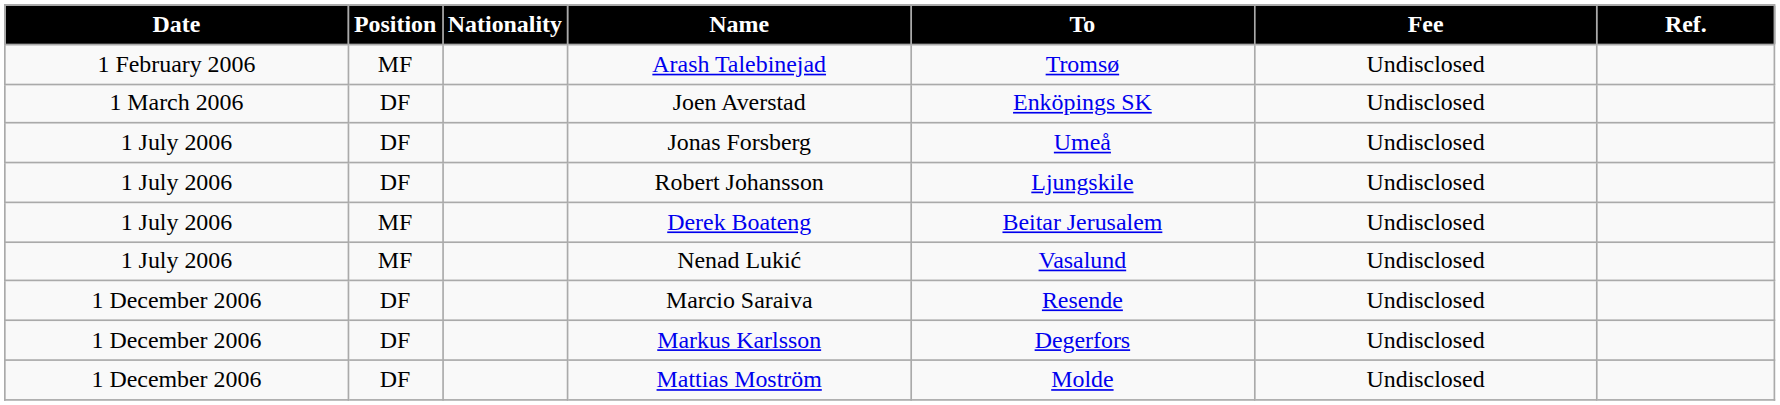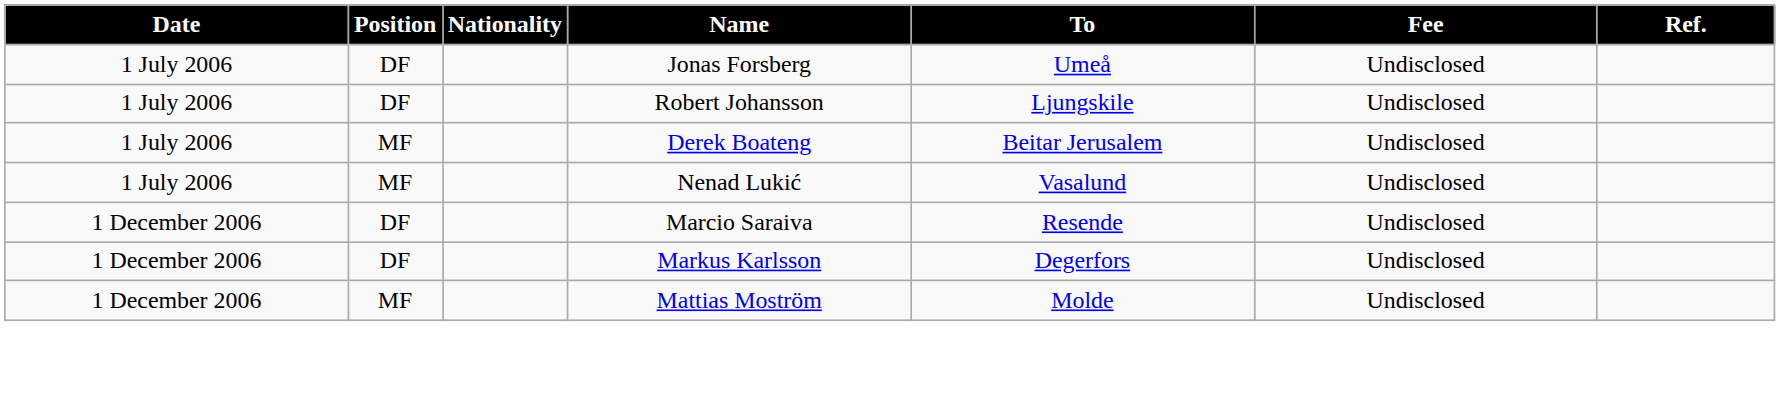- row: (739, 64)
- row: (739, 103)
(395, 379) DF -> (395, 300) MF
